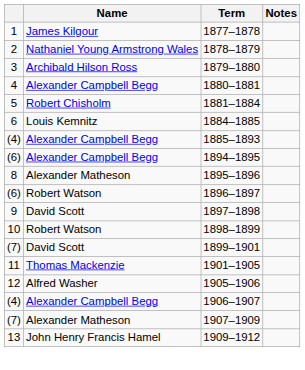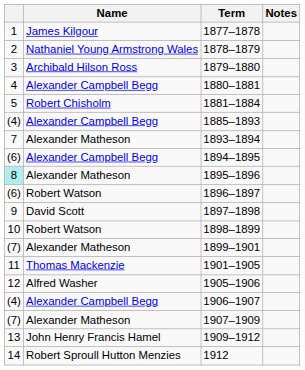- row: (232, 121)
+ row: (232, 139)
(14, 175) no background -> (14, 175) paleturquoise background
(55, 247) David Scott -> (78, 247) Alexander Matheson
+ row: (216, 355)
